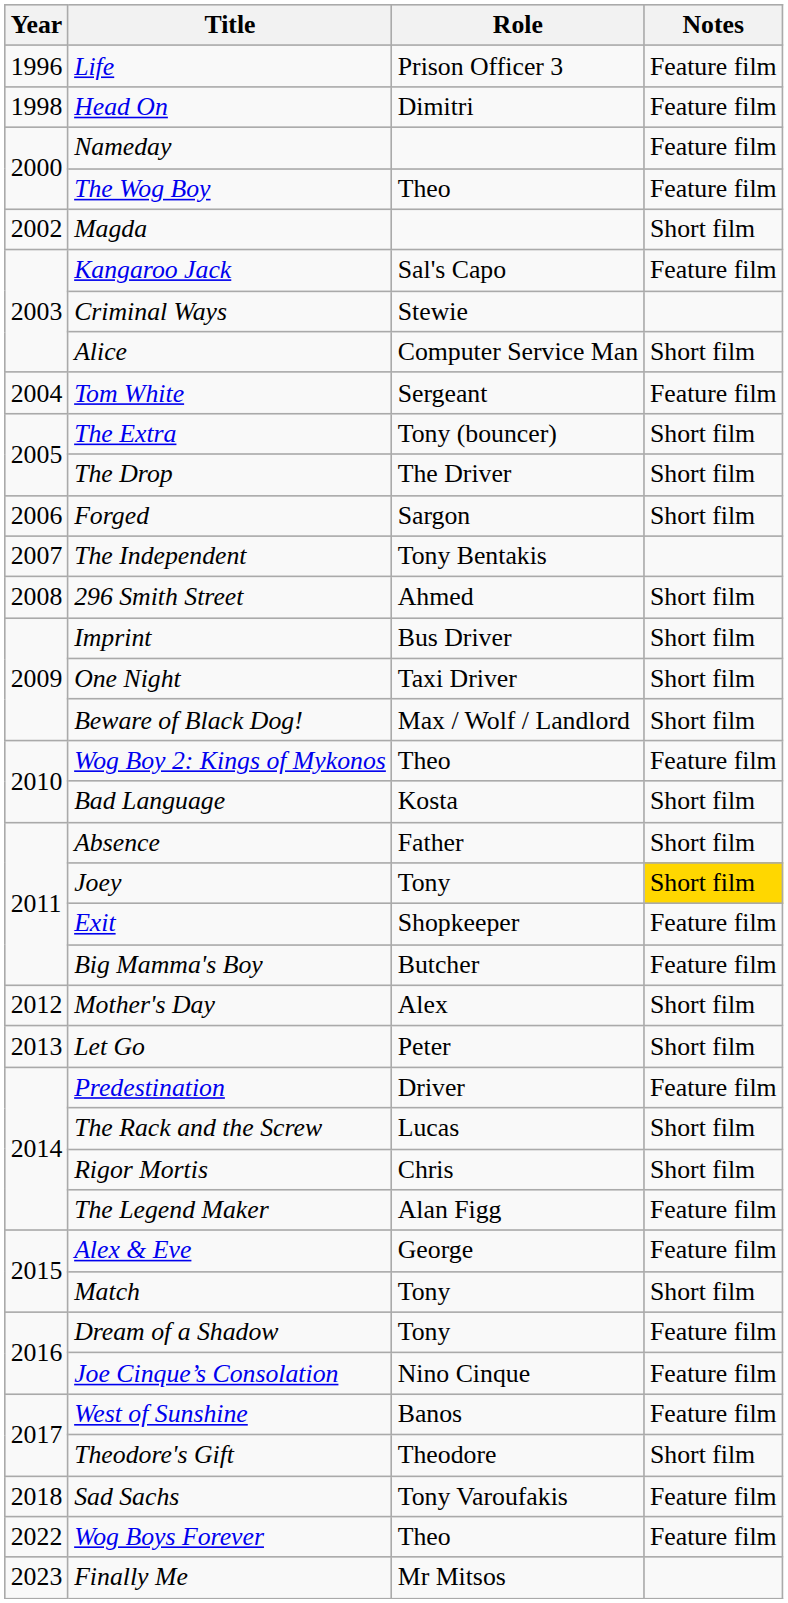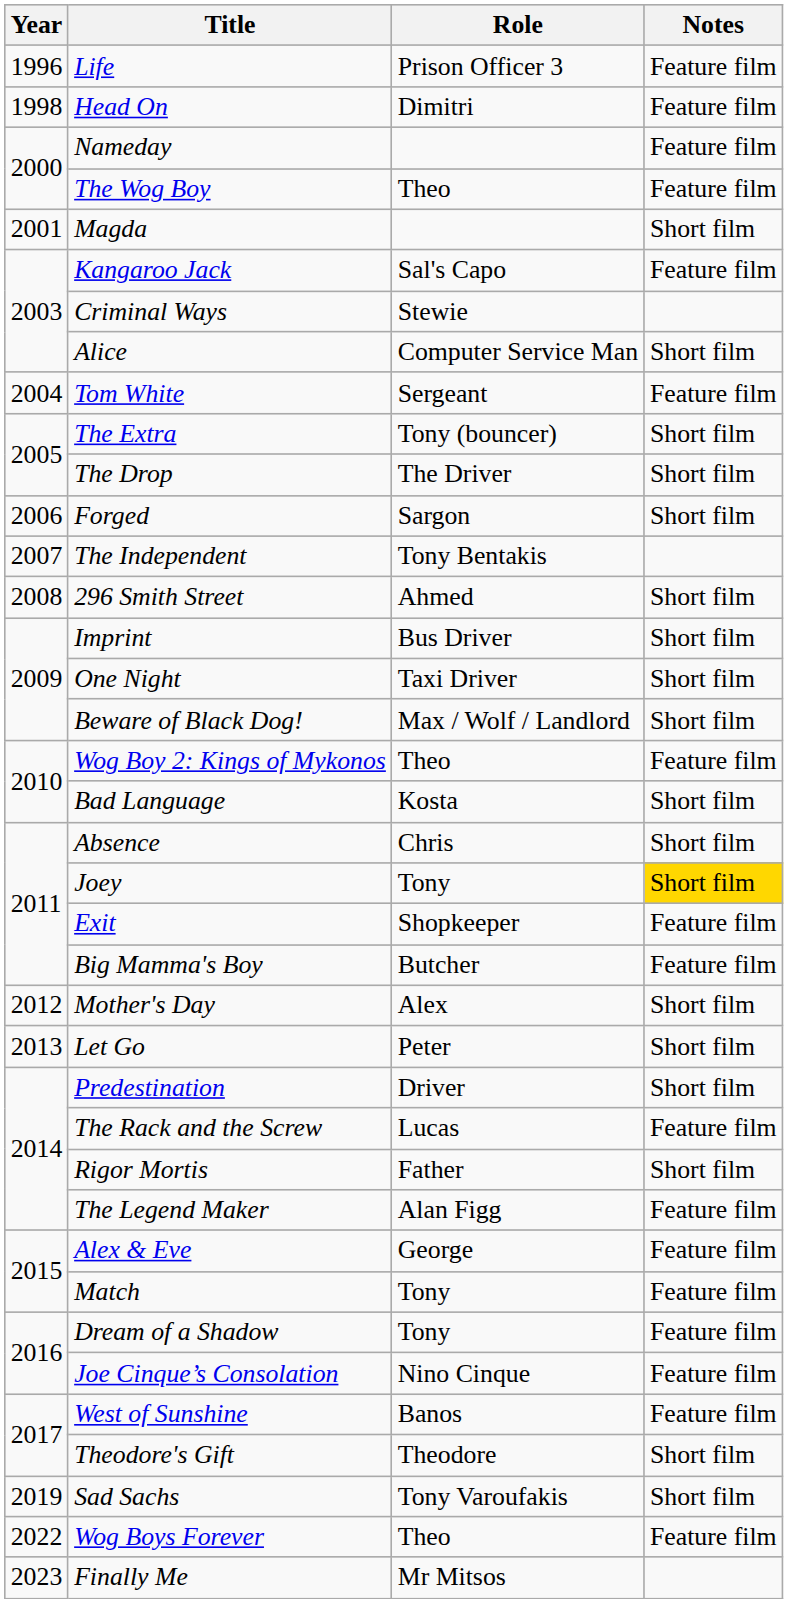(37, 229) 2002 -> (37, 229) 2001
(431, 842) Father -> (426, 842) Chris
(713, 1087) Feature film -> (703, 1087) Short film
(703, 1127) Short film -> (713, 1127) Feature film
(426, 1168) Chris -> (431, 1168) Father
(703, 1291) Short film -> (713, 1291) Feature film
(37, 1495) 2018 -> (37, 1495) 2019
(713, 1495) Feature film -> (703, 1495) Short film
